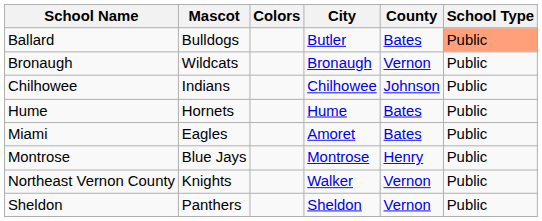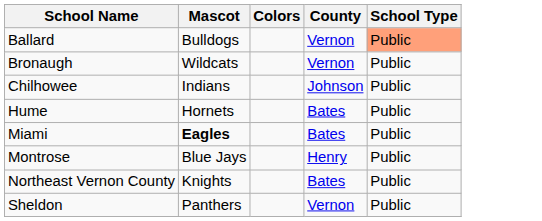- column: (342, 16)
(403, 39) Bates -> (331, 39) Vernon
(205, 134) normal -> (206, 134) bold
(407, 181) Vernon -> (326, 181) Bates
